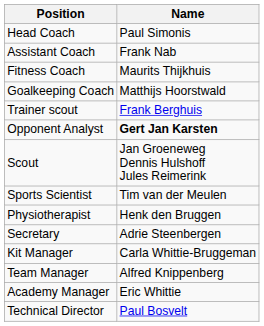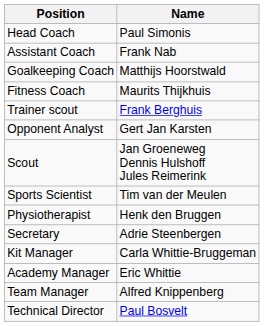rows swapped: (61, 91) <-> (46, 71)
(169, 129) bold -> (166, 129) normal
rows swapped: (58, 292) <-> (48, 272)
